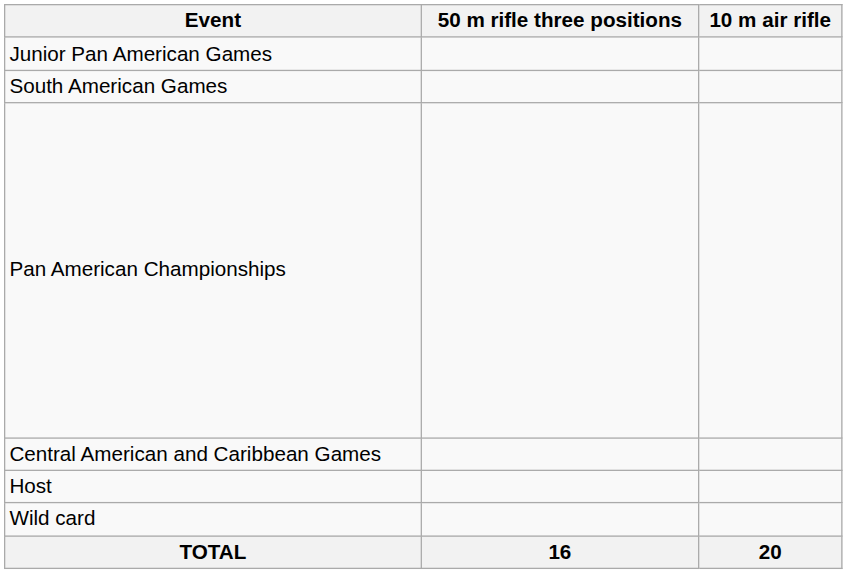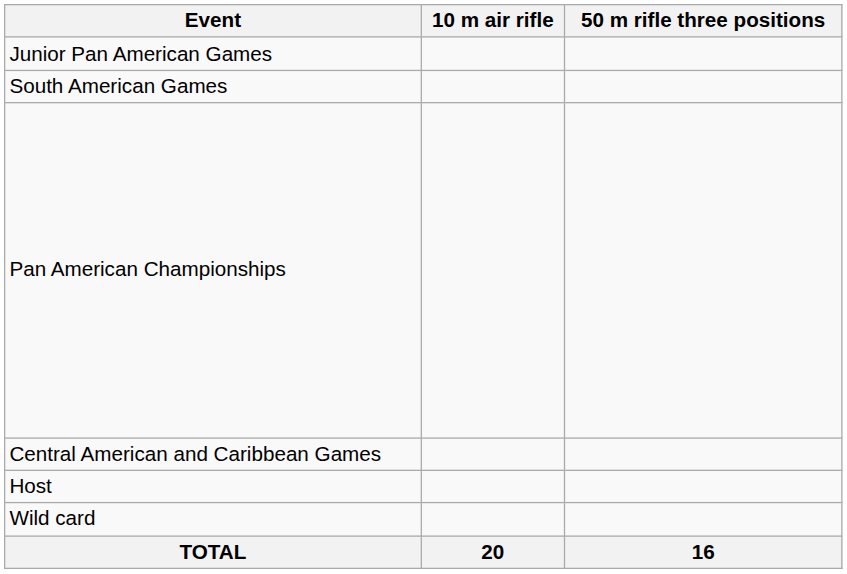columns swapped: (770, 20) <-> (560, 20)
